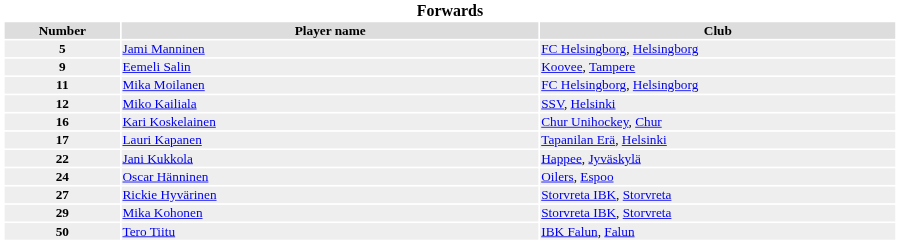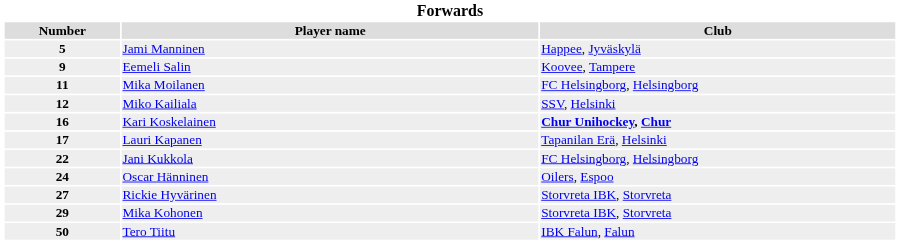(620, 48) FC Helsingborg, Helsingborg -> (591, 48) Happee, Jyväskylä
(601, 121) normal -> (606, 121) bold
(591, 158) Happee, Jyväskylä -> (620, 158) FC Helsingborg, Helsingborg
